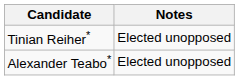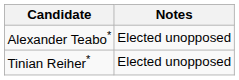rows swapped: (59, 62) <-> (49, 37)
